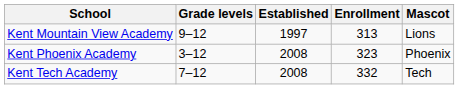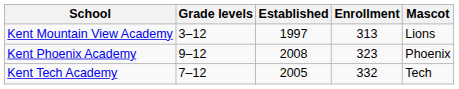(192, 34) 9–12 -> (192, 34) 3–12
(192, 53) 3–12 -> (192, 53) 9–12
(294, 73) 2008 -> (294, 73) 2005
